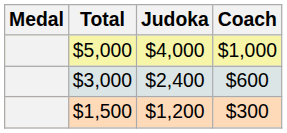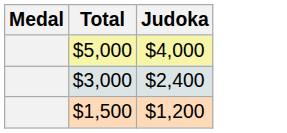- column: (247, 19)
